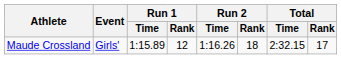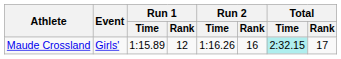(252, 46) 18 -> (252, 46) 16
(287, 46) no background -> (287, 46) paleturquoise background
